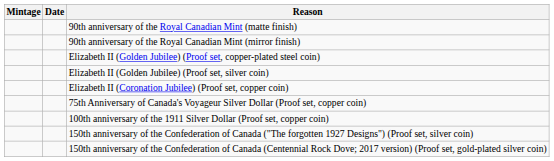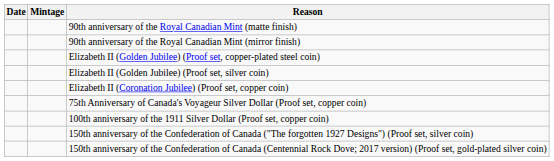columns swapped: (55, 12) <-> (24, 12)
